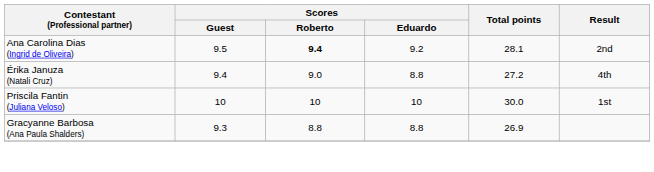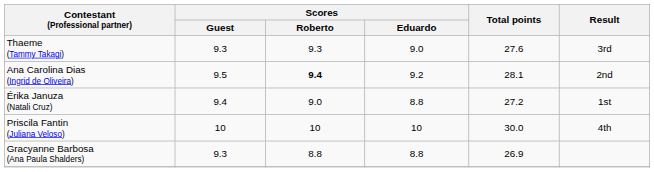+ row: (35, 49)
(605, 75) 4th -> (605, 102) 1st
(605, 102) 1st -> (605, 128) 4th
